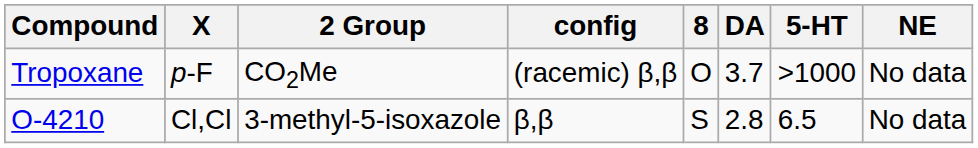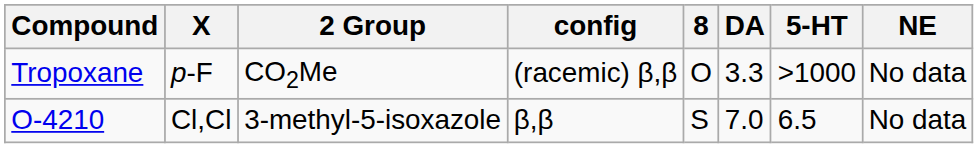(744, 73) 3.7 -> (744, 73) 3.3
(744, 120) 2.8 -> (744, 120) 7.0
